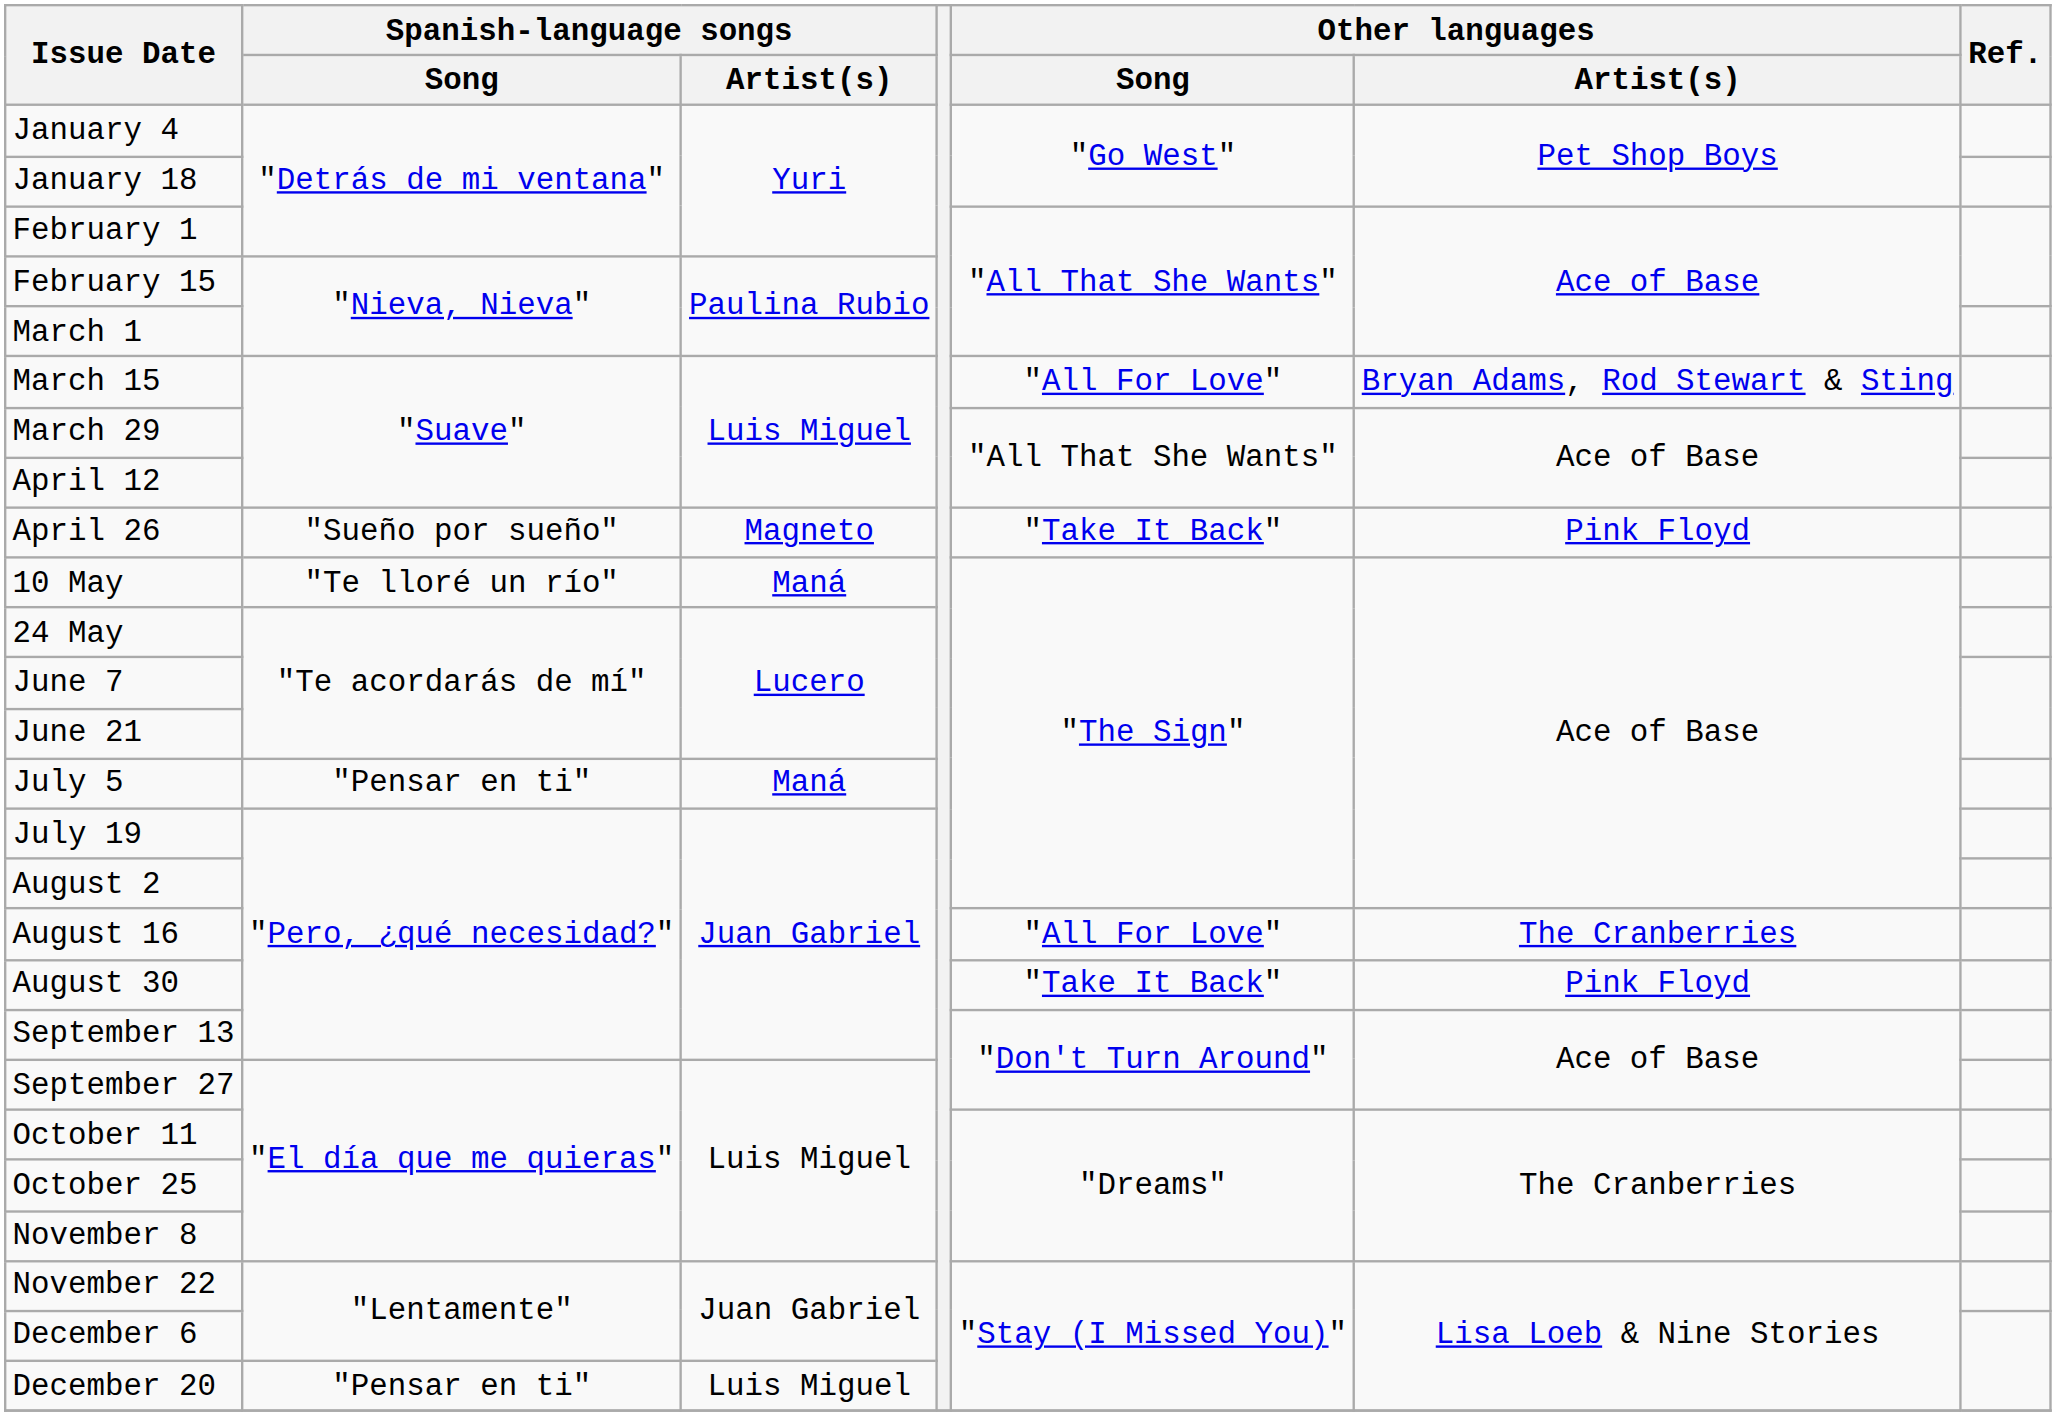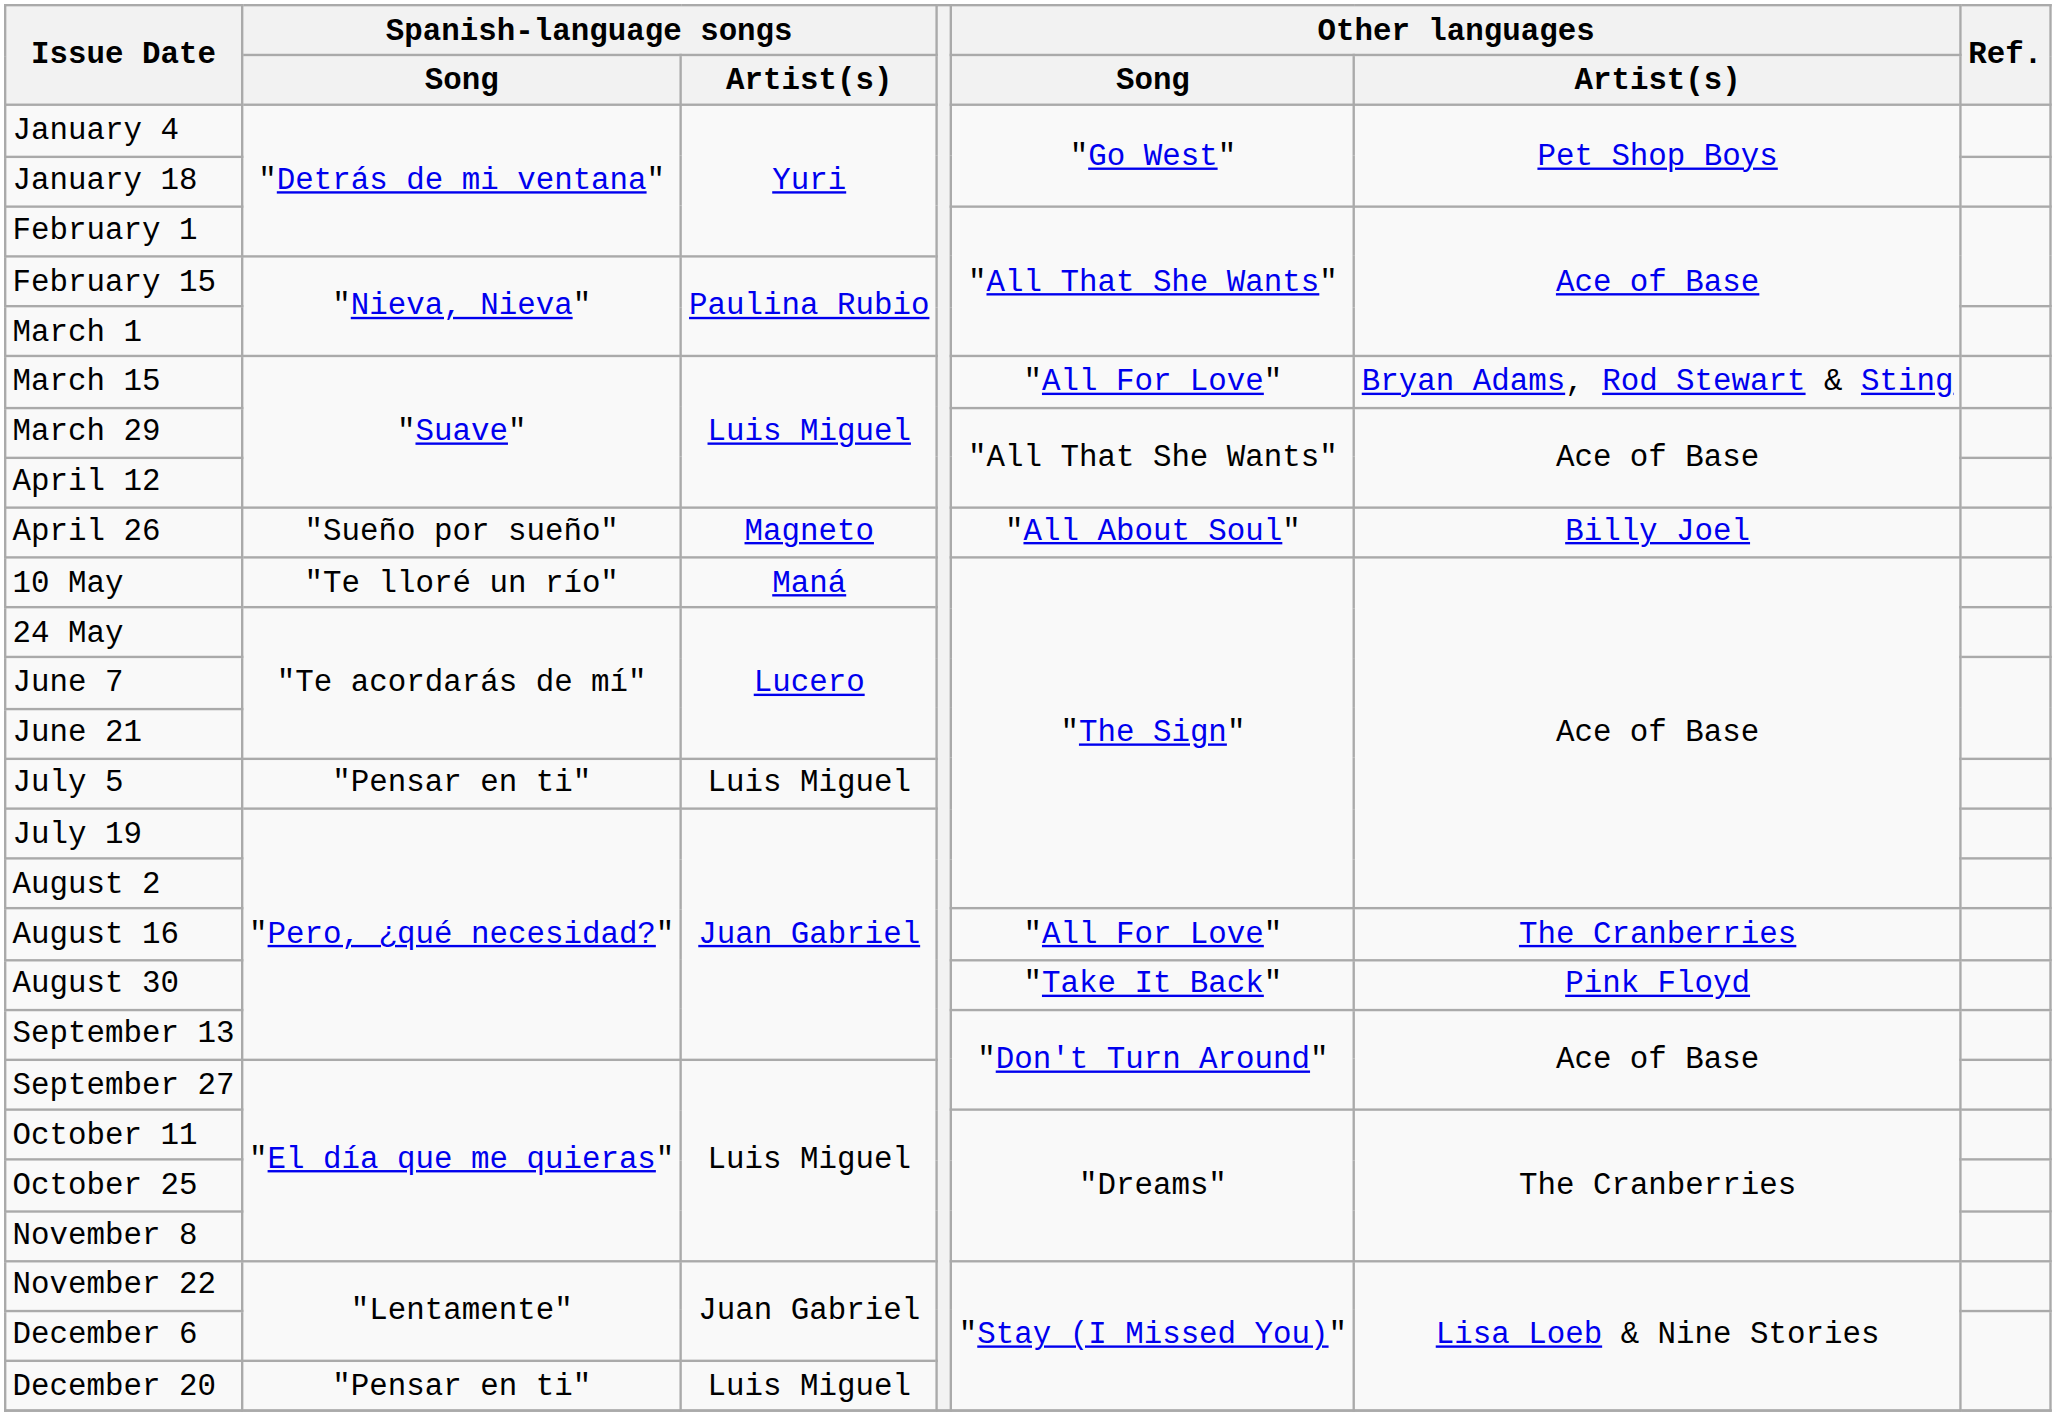(1153, 532) "Take It Back" -> (1153, 532) "All About Soul"
(1658, 532) Pink Floyd -> (1658, 532) Billy Joel
(809, 784) Maná -> (809, 784) Luis Miguel
